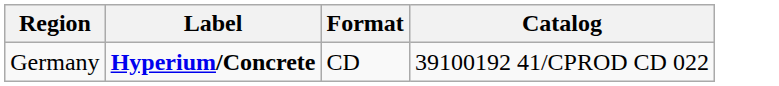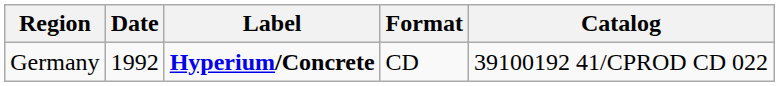+ column: (135, 23)
